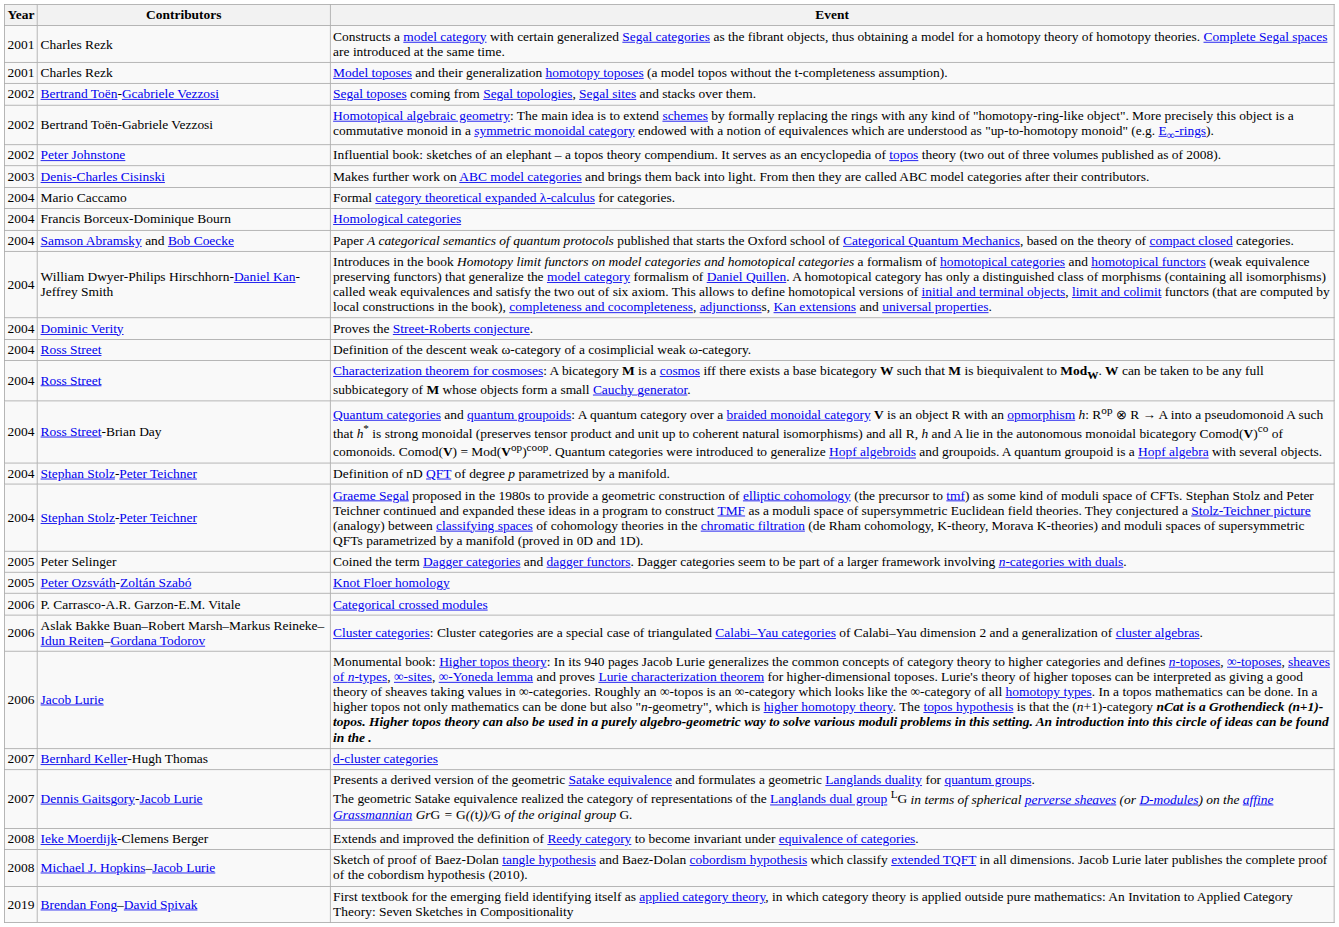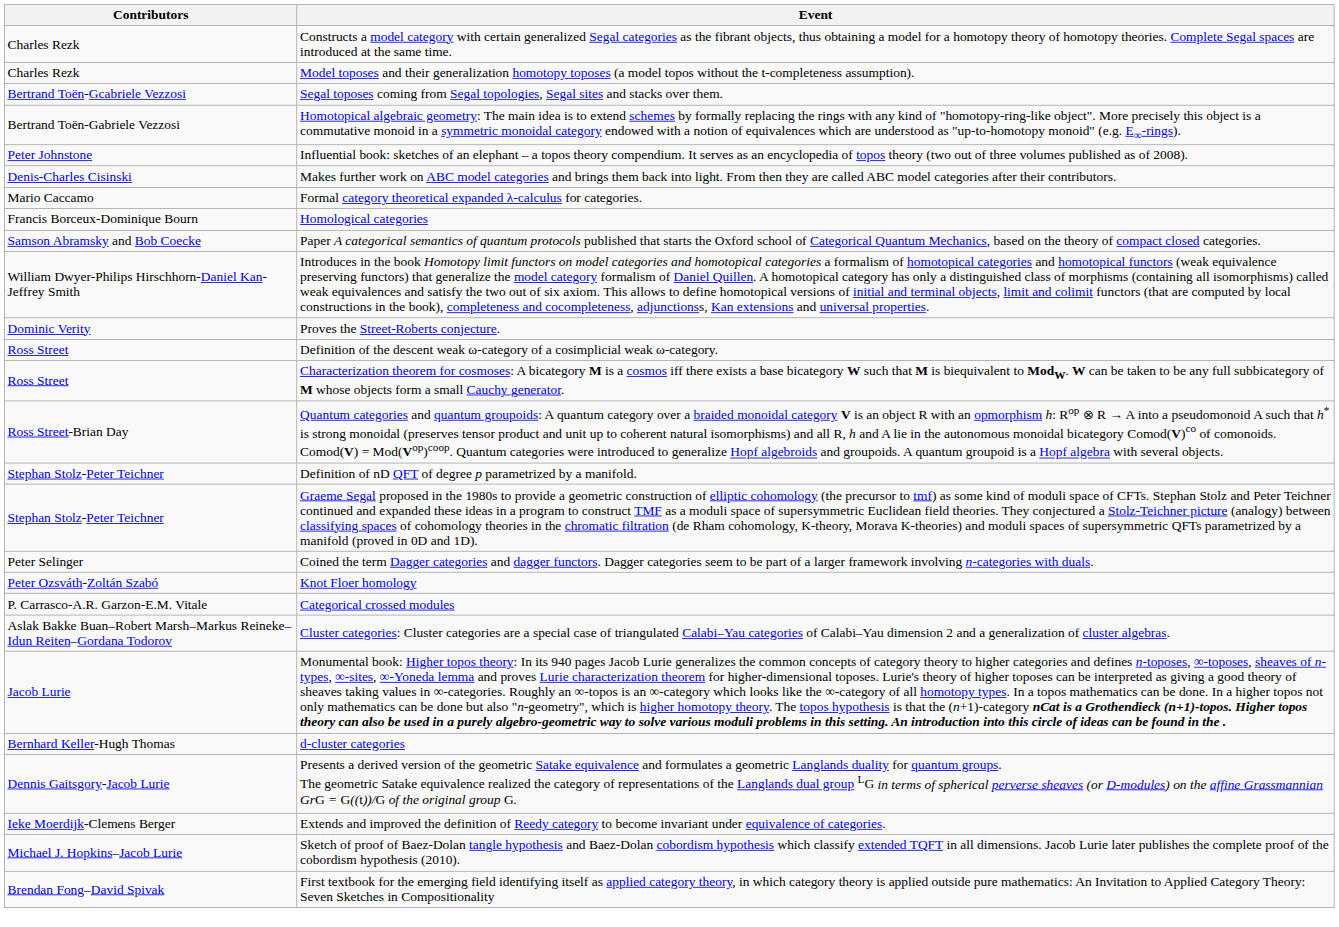- column: (21, 15)
